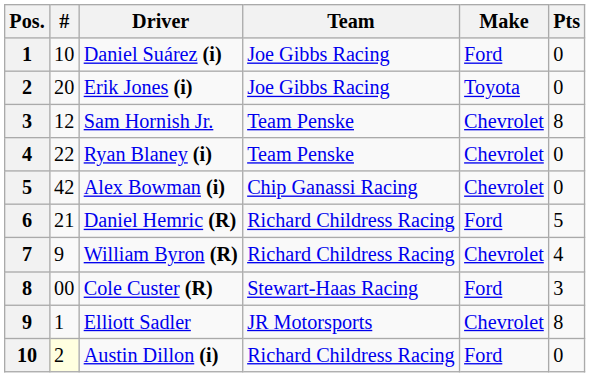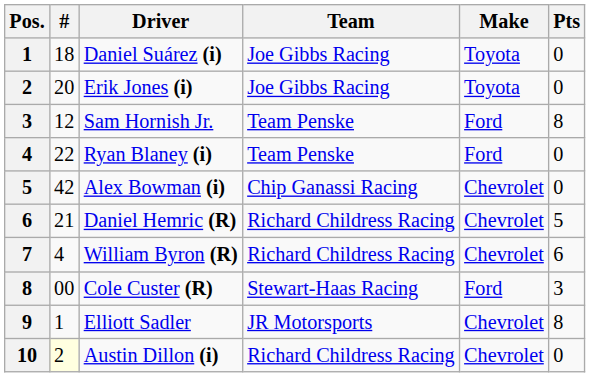(64, 54) 10 -> (64, 54) 18
(483, 54) Ford -> (492, 54) Toyota
(504, 121) Chevrolet -> (483, 121) Ford
(504, 154) Chevrolet -> (483, 154) Ford
(483, 221) Ford -> (504, 221) Chevrolet
(59, 254) 9 -> (59, 254) 4
(558, 254) 4 -> (558, 254) 6
(483, 354) Ford -> (504, 354) Chevrolet
